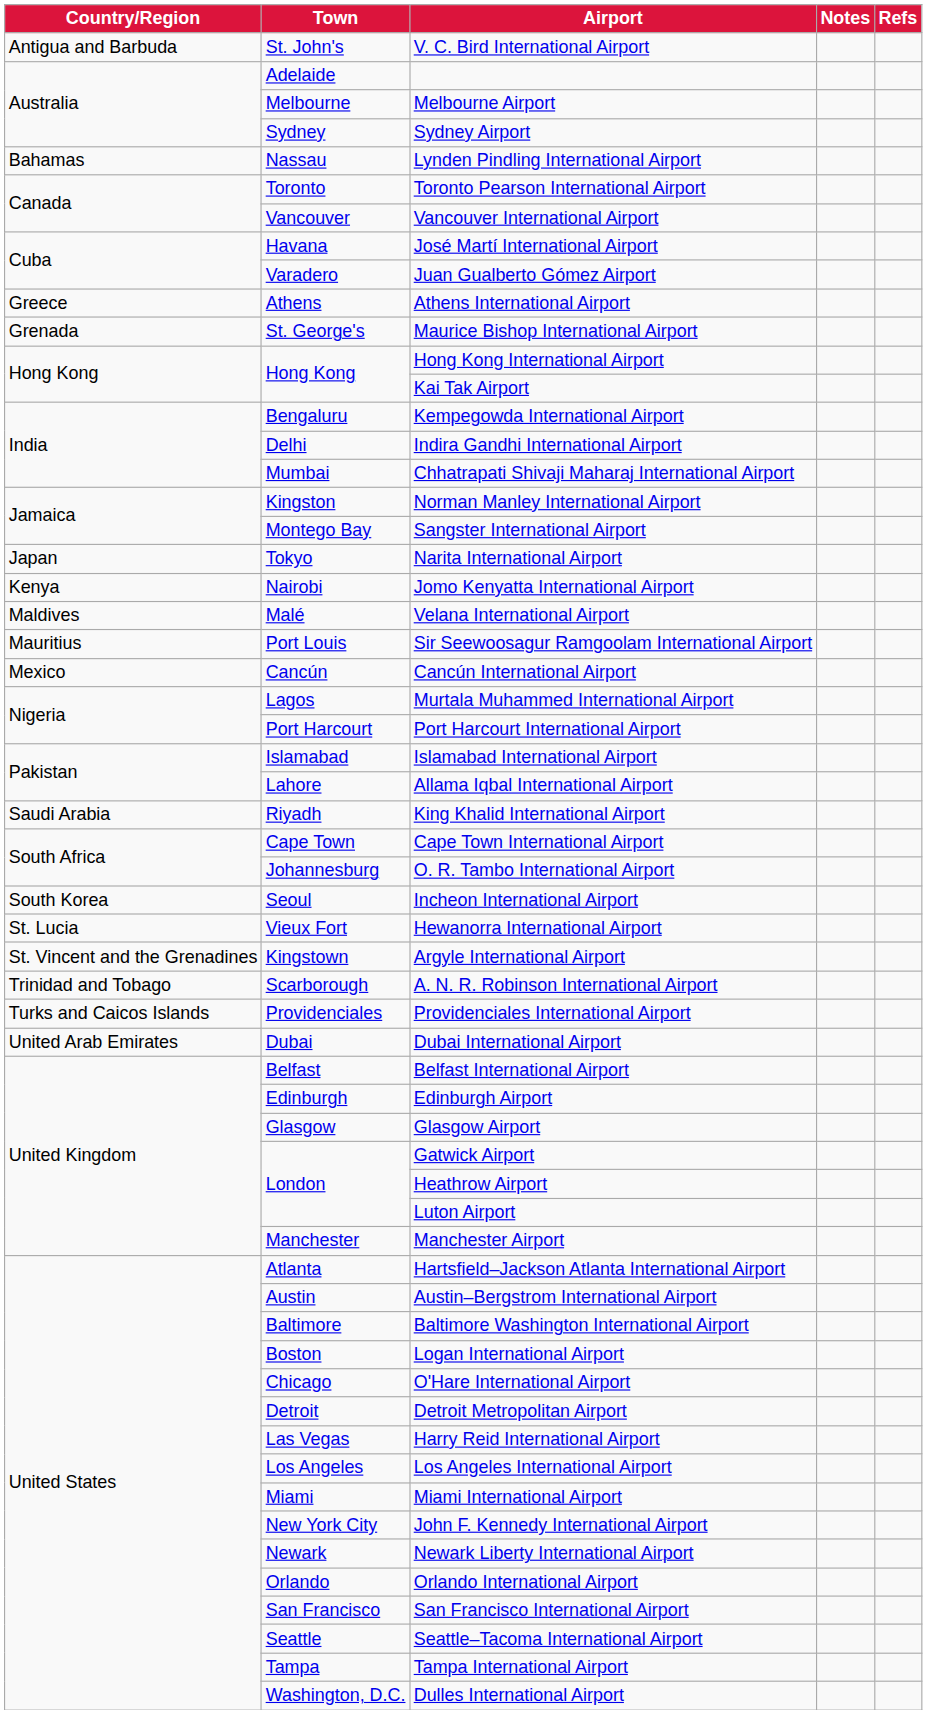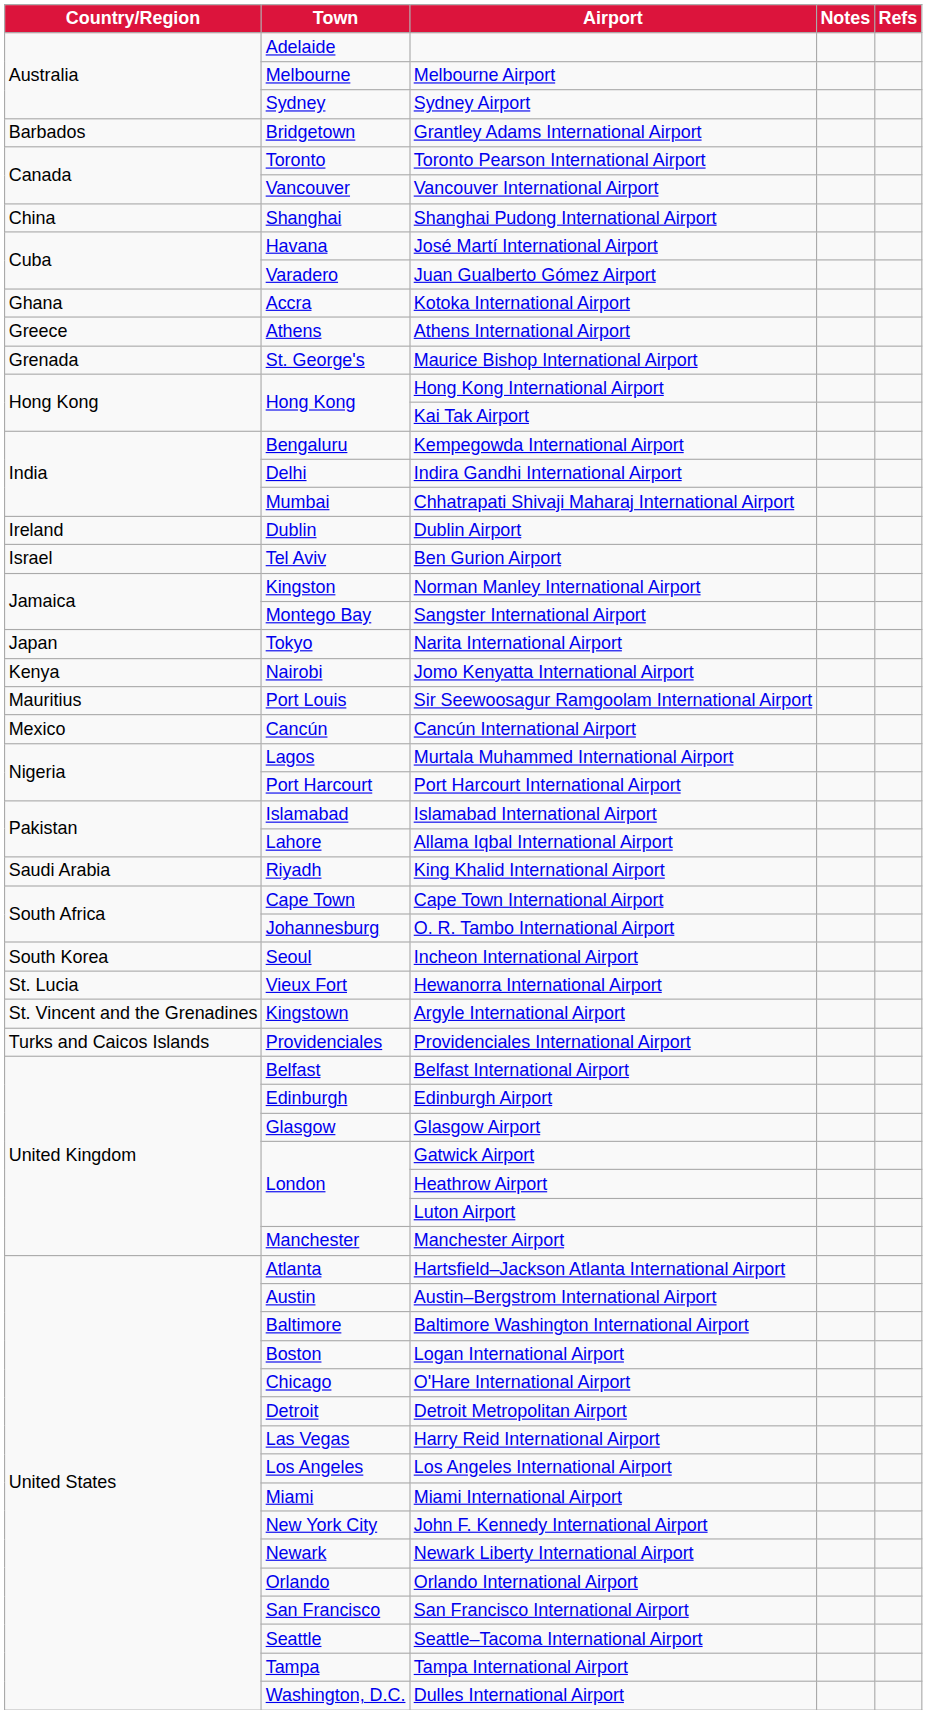- row: (305, 47)
- row: (296, 160)
+ row: (311, 132)
+ row: (304, 217)
+ row: (289, 302)
+ row: (291, 530)
+ row: (296, 558)
- row: (285, 615)
- row: (317, 984)
- row: (289, 1041)
